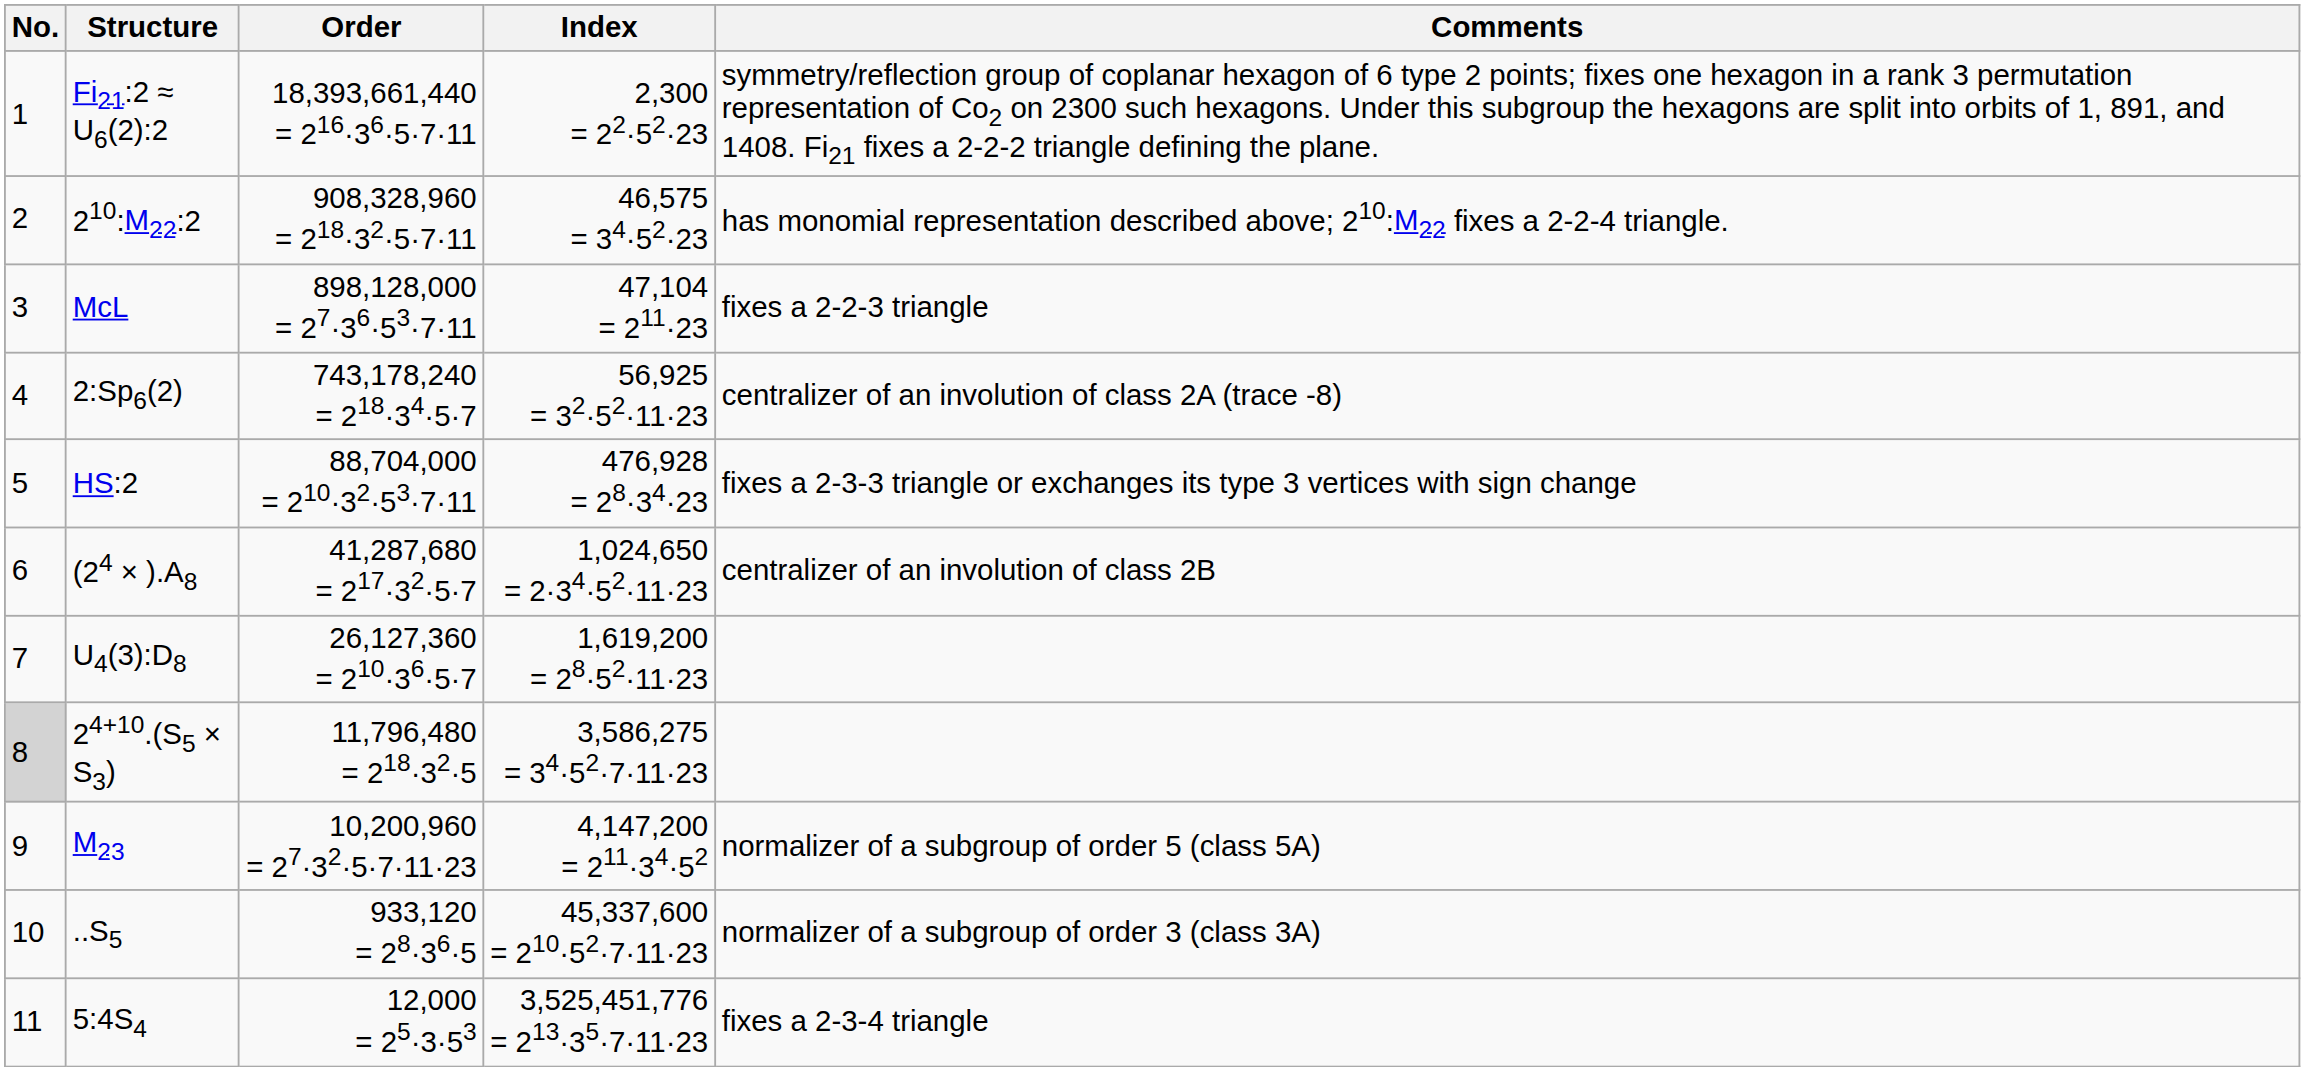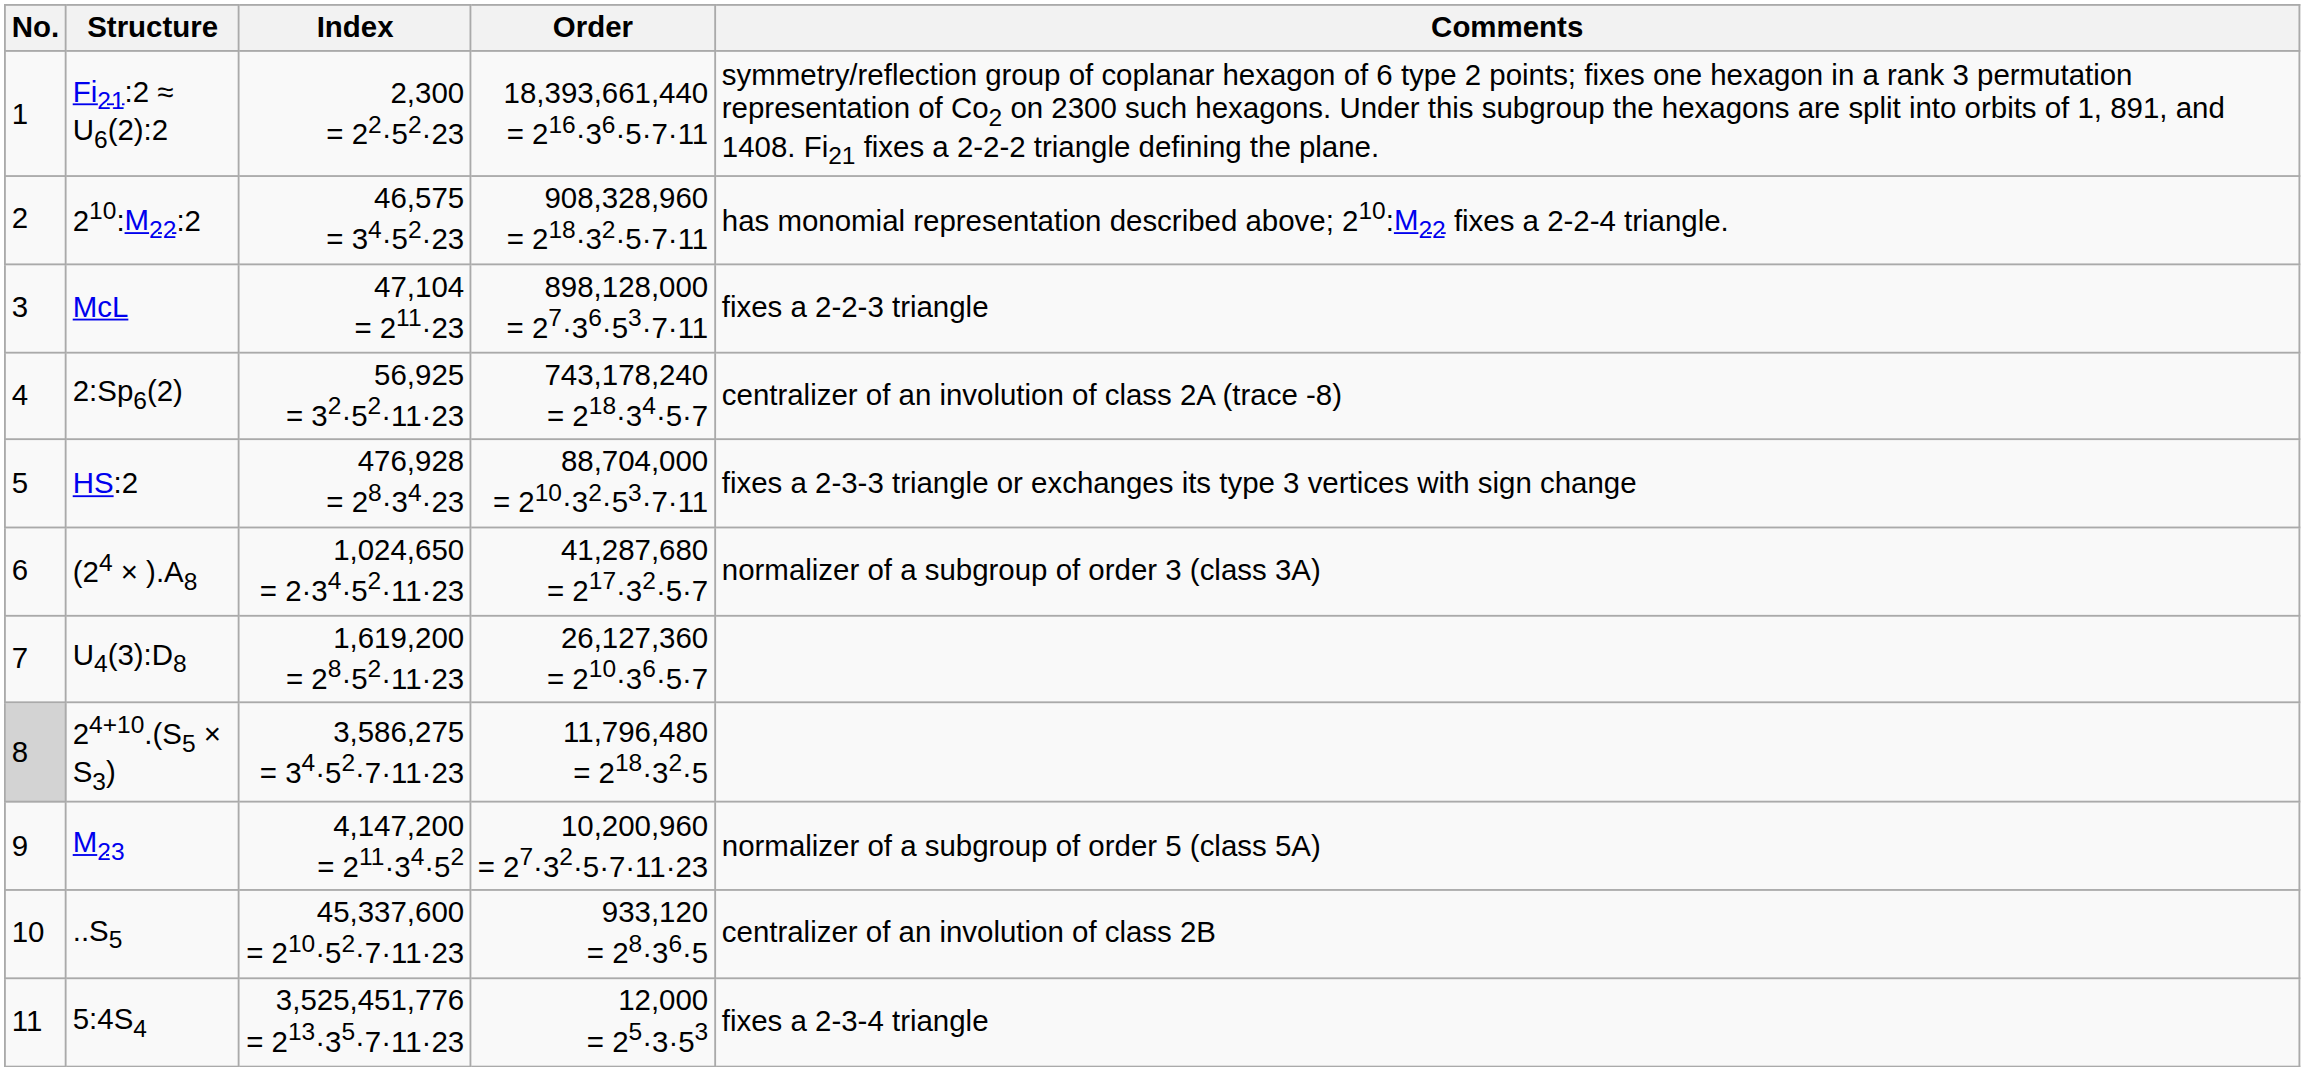columns swapped: (361, 27) <-> (599, 27)
(969, 570) centralizer of an involution of class 2B -> (1021, 570) normalizer of a subgroup of order 3 (class 3A)
(1021, 933) normalizer of a subgroup of order 3 (class 3A) -> (969, 933) centralizer of an involution of class 2B
